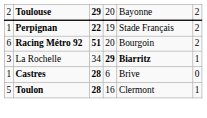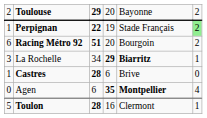(197, 28) no background -> (197, 28) lightgreen background
+ row: (26, 90)
